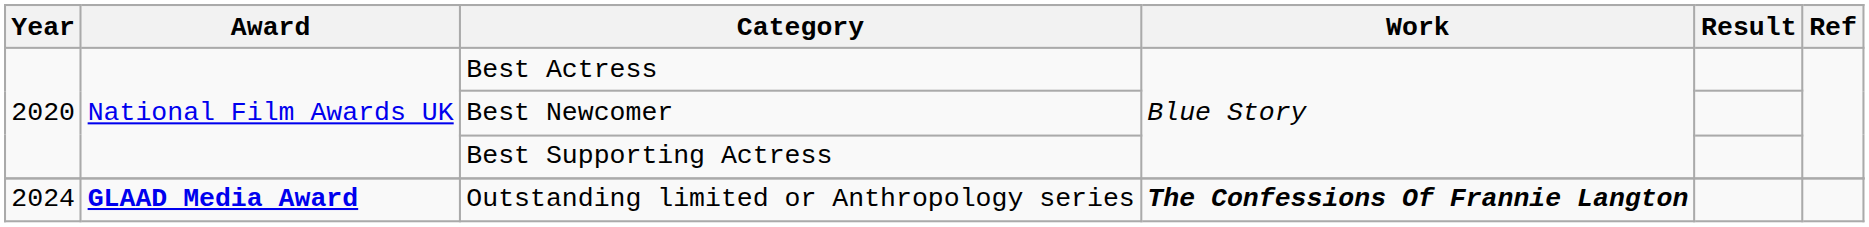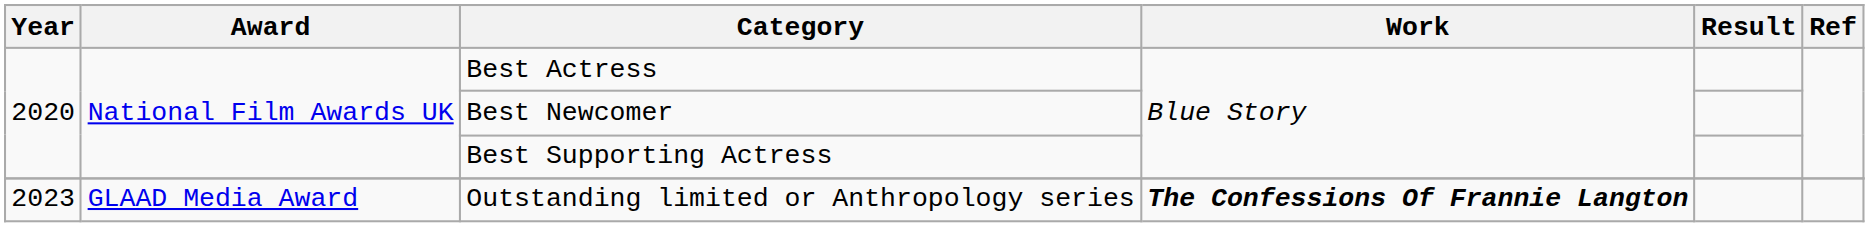(43, 200) 2024 -> (43, 200) 2023
(223, 200) bold -> (223, 200) normal
